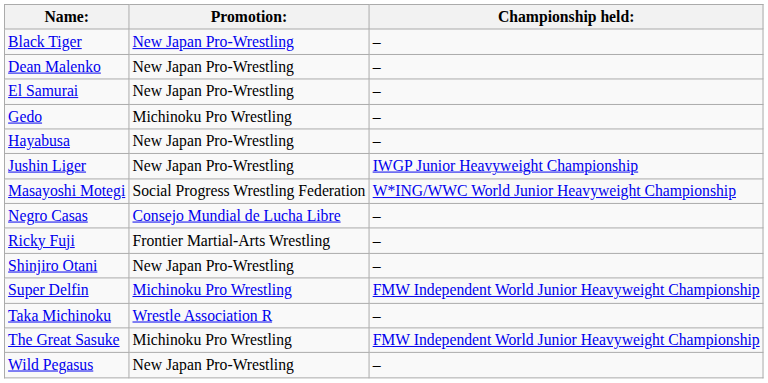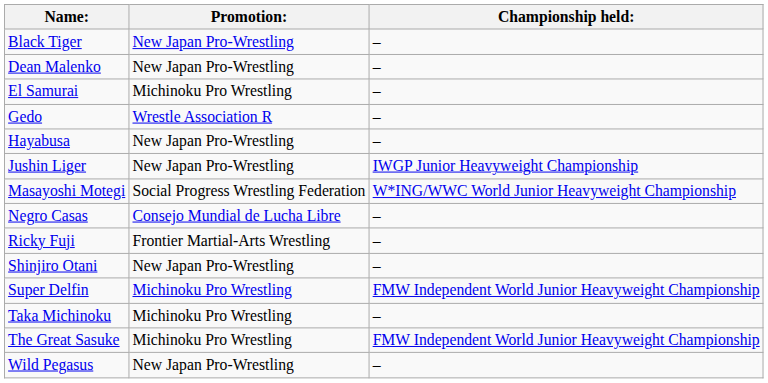(213, 91) New Japan Pro-Wrestling -> (212, 91) Michinoku Pro Wrestling
(212, 116) Michinoku Pro Wrestling -> (202, 116) Wrestle Association R
(202, 315) Wrestle Association R -> (212, 315) Michinoku Pro Wrestling
